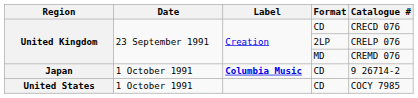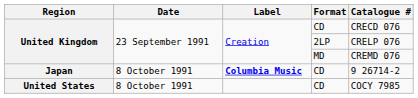(154, 71) 1 October 1991 -> (154, 71) 8 October 1991
(154, 86) 1 October 1991 -> (154, 86) 8 October 1991
